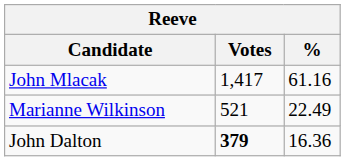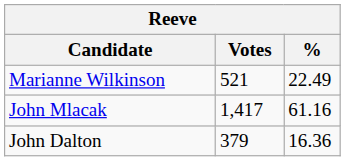rows swapped: (58, 79) <-> (87, 110)
(234, 140) bold -> (234, 140) normal
